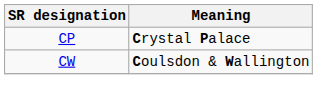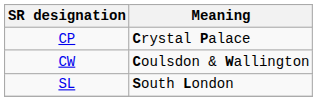+ row: (67, 85)
